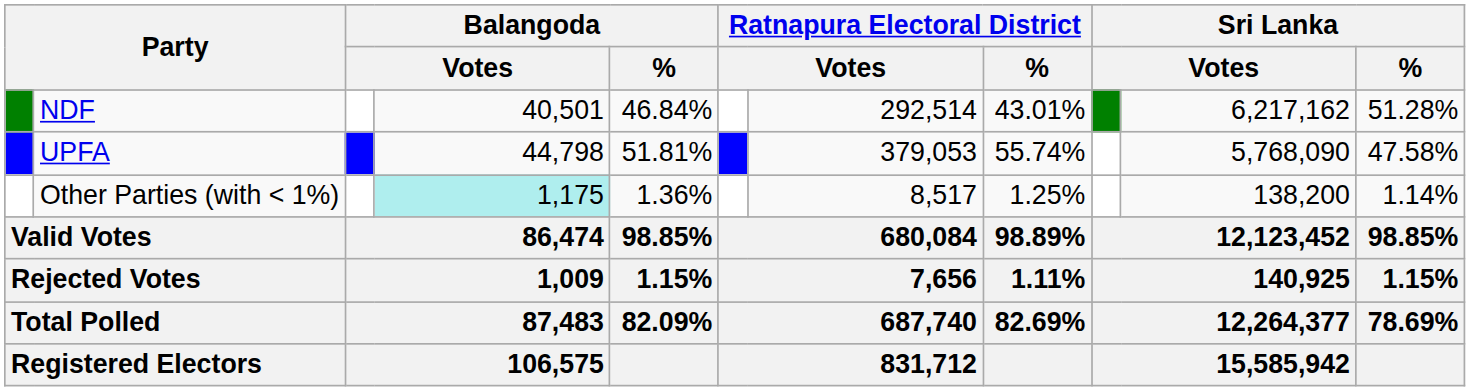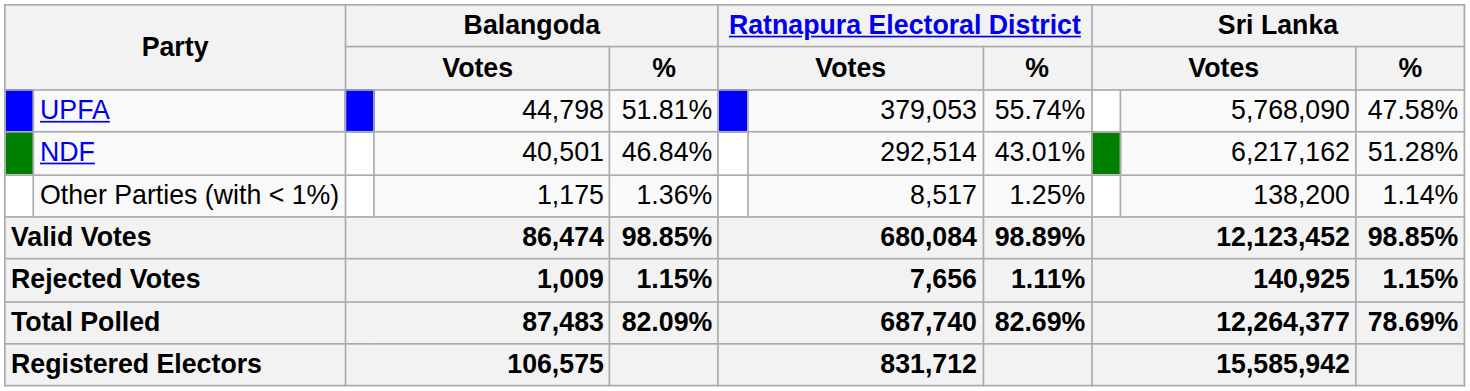rows swapped: (75, 152) <-> (67, 110)
(570, 195) paleturquoise background -> (570, 195) no background
